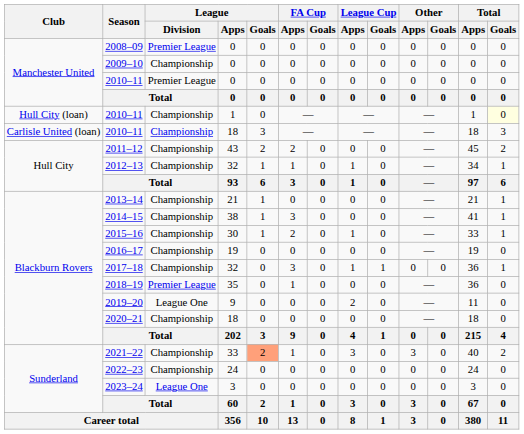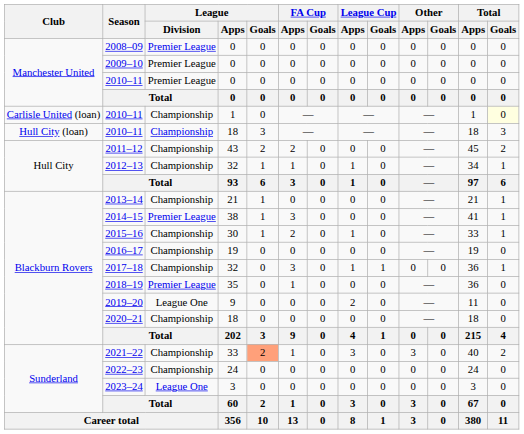(182, 64) Championship -> (182, 64) Premier League
(54, 115) Hull City (loan) -> (54, 115) Carlisle United (loan)
(54, 132) Carlisle United (loan) -> (54, 132) Hull City (loan)
(182, 217) Championship -> (182, 217) Premier League
